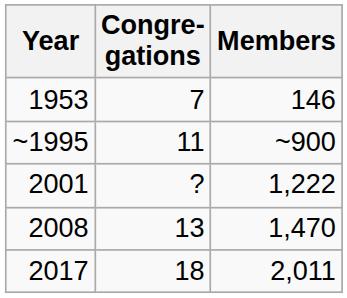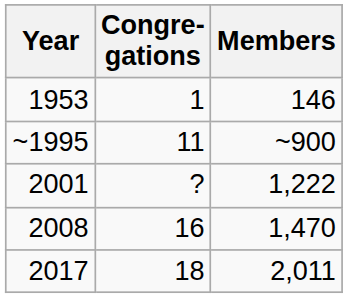(197, 99) 7 -> (197, 99) 1
(190, 227) 13 -> (190, 227) 16
